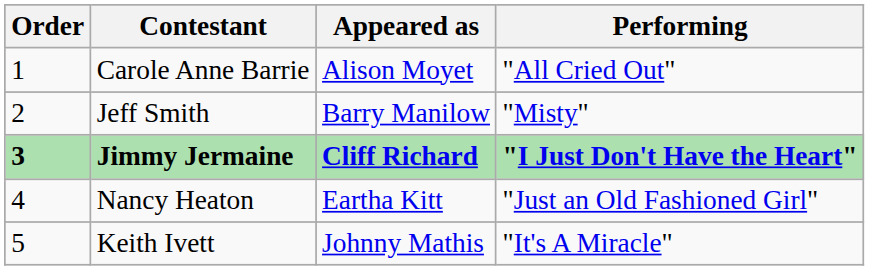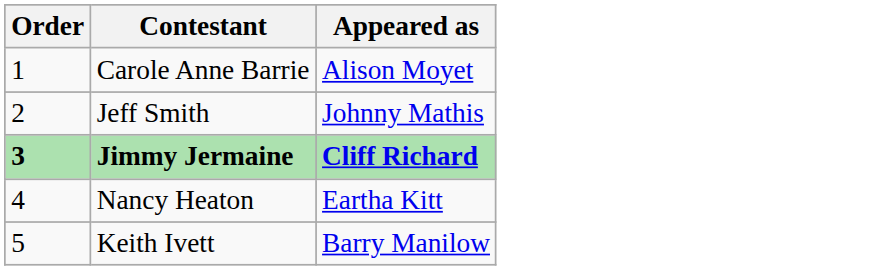- column: (680, 26)
(406, 112) Barry Manilow -> (403, 112) Johnny Mathis
(403, 243) Johnny Mathis -> (406, 243) Barry Manilow
